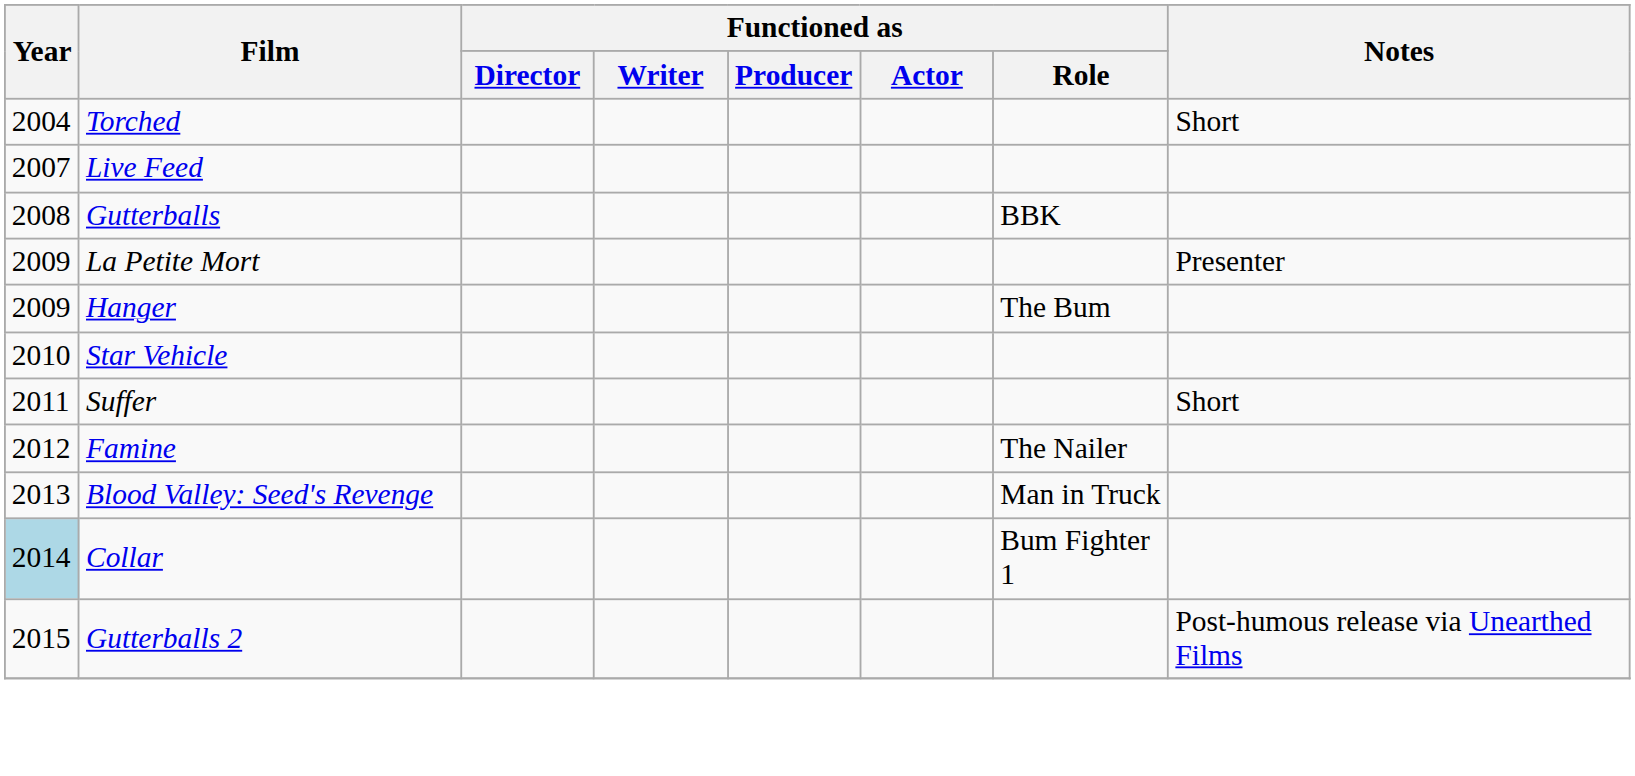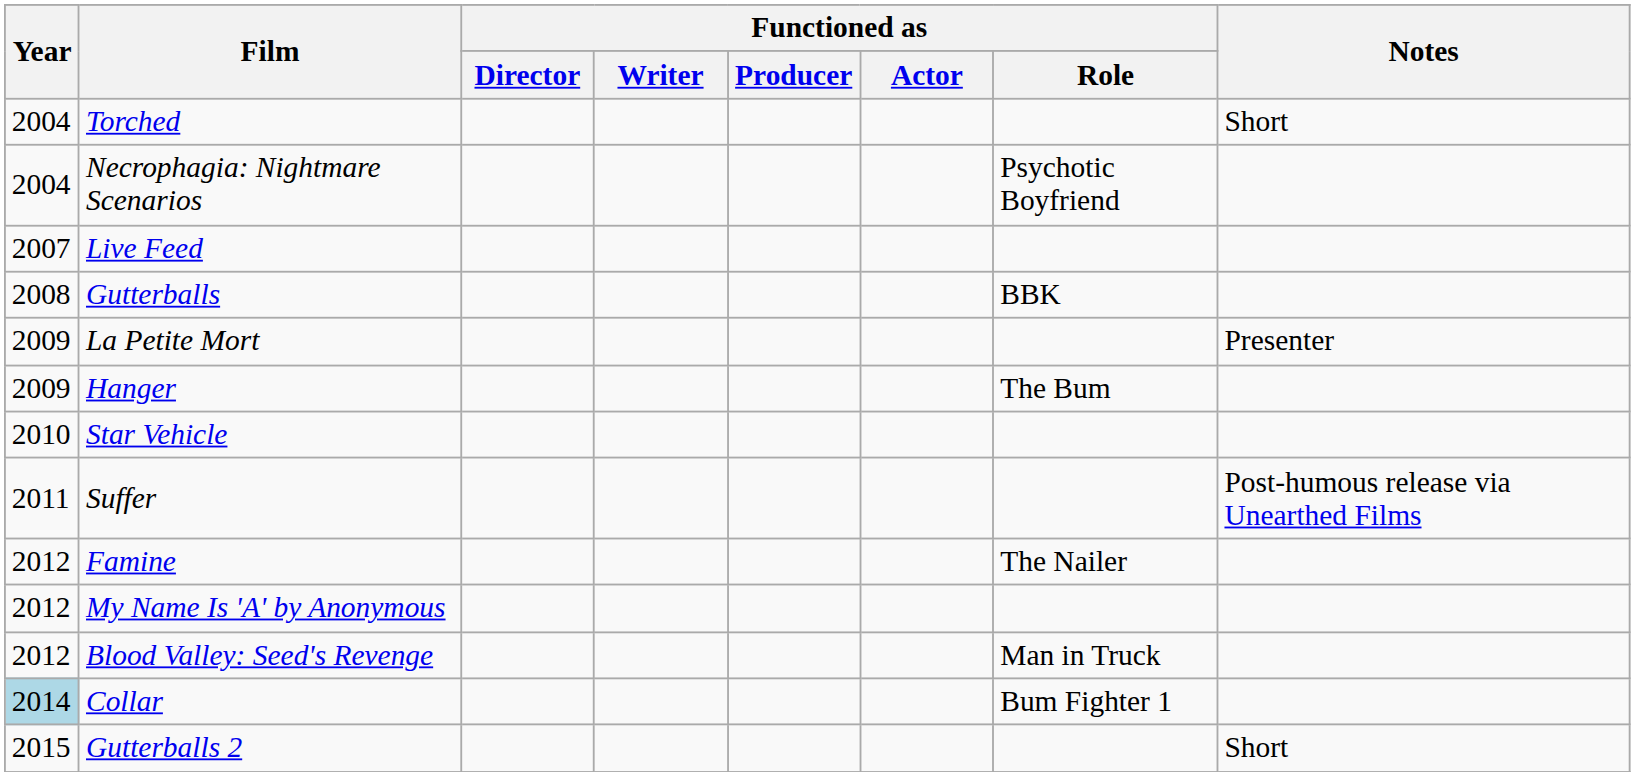+ row: (233, 184)
(1207, 401) Short -> (1368, 497) Post-humous release via Unearthed Films
+ row: (266, 607)
(41, 494) 2013 -> (41, 654) 2012
(1383, 637) Post-humous release via Unearthed Films -> (1256, 747) Short
